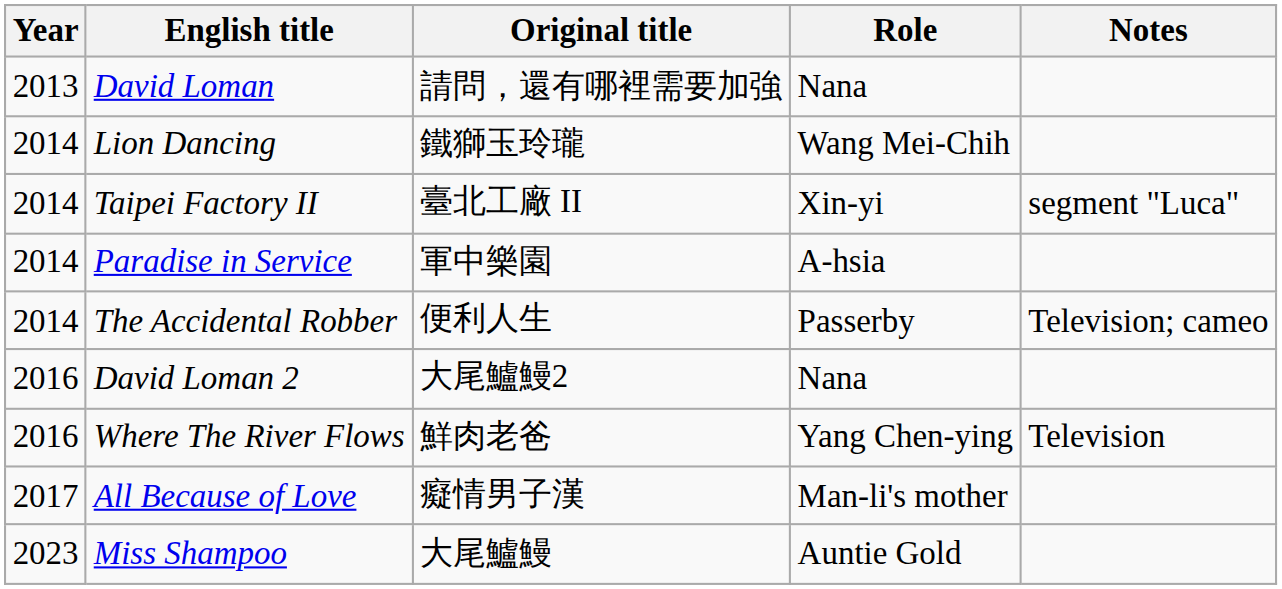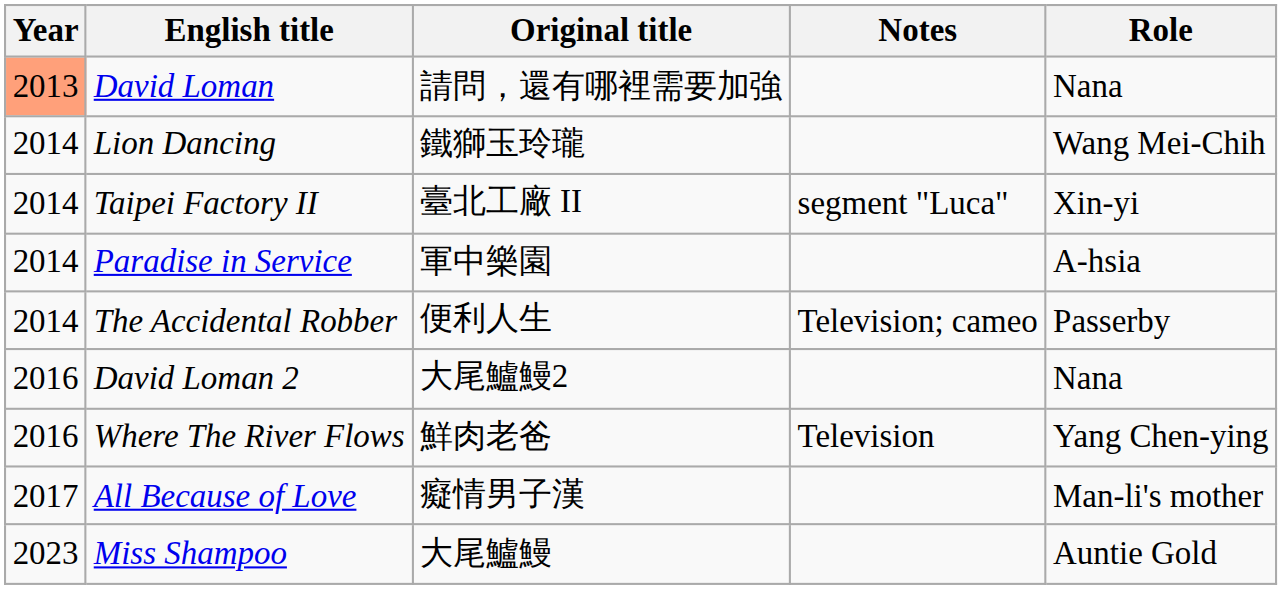columns swapped: (905, 30) <-> (1148, 30)
(46, 85) no background -> (46, 85) lightsalmon background
